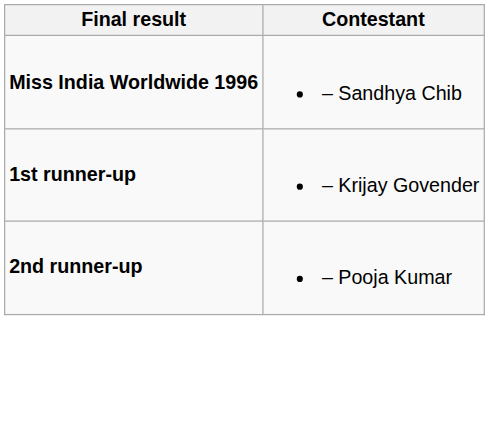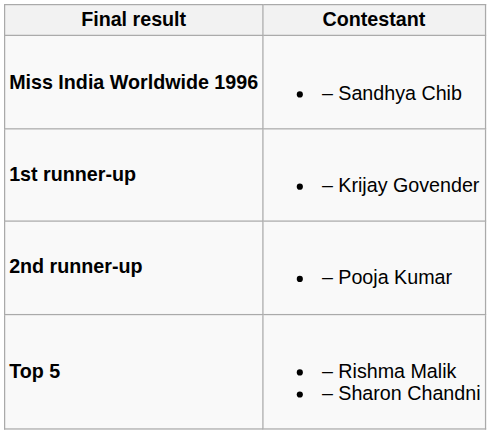+ row: (35, 371)
